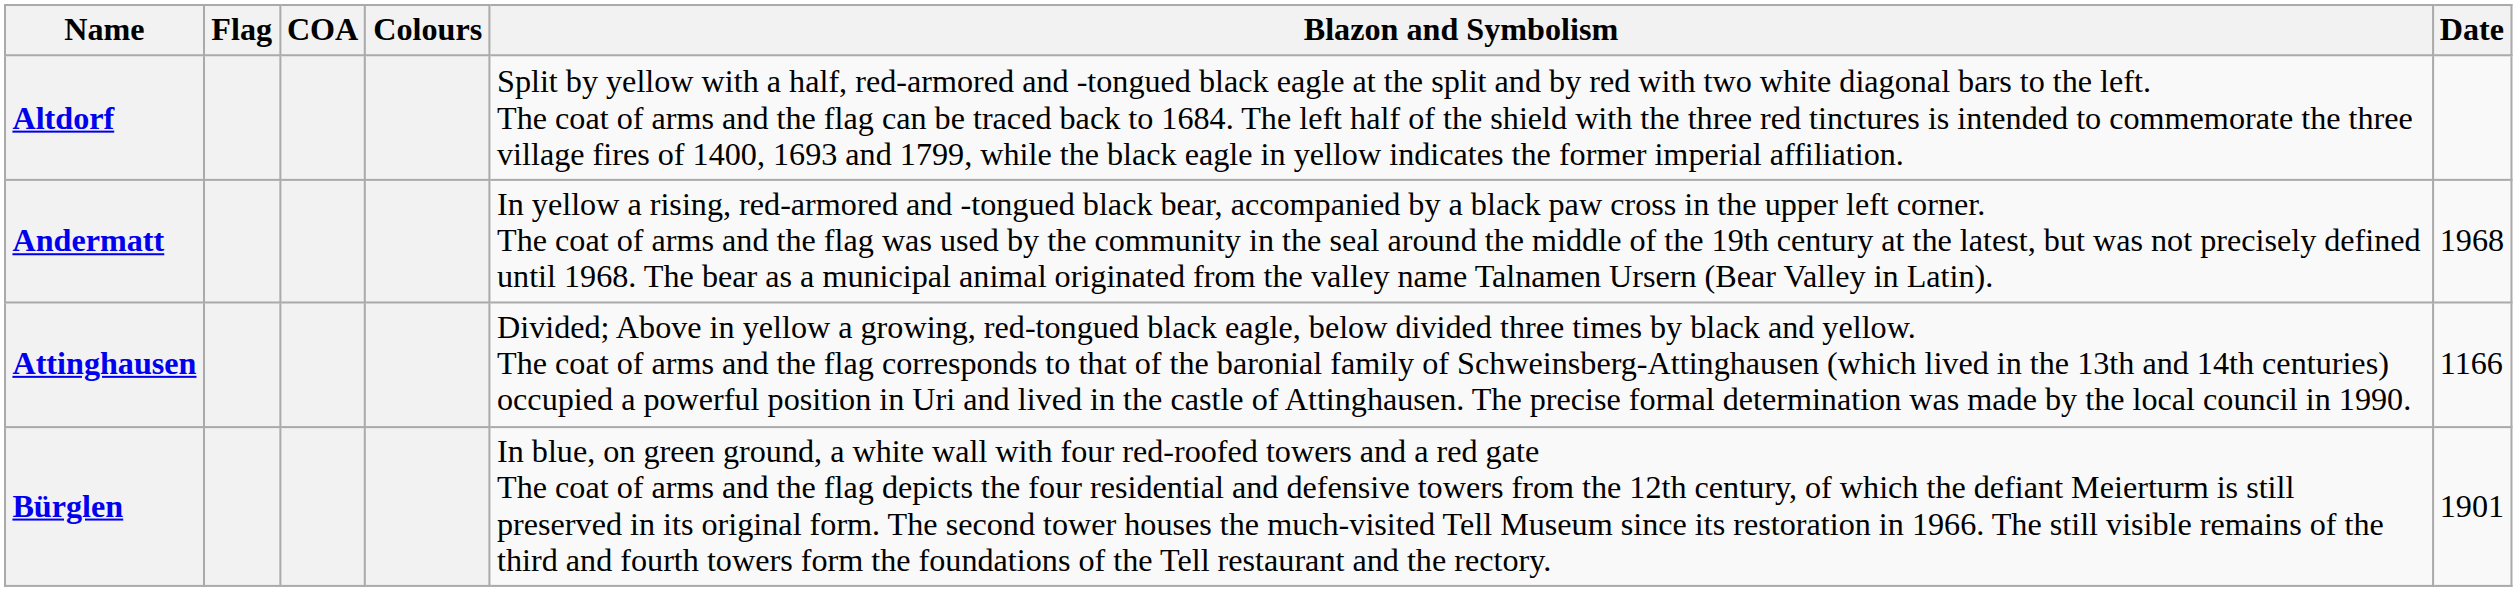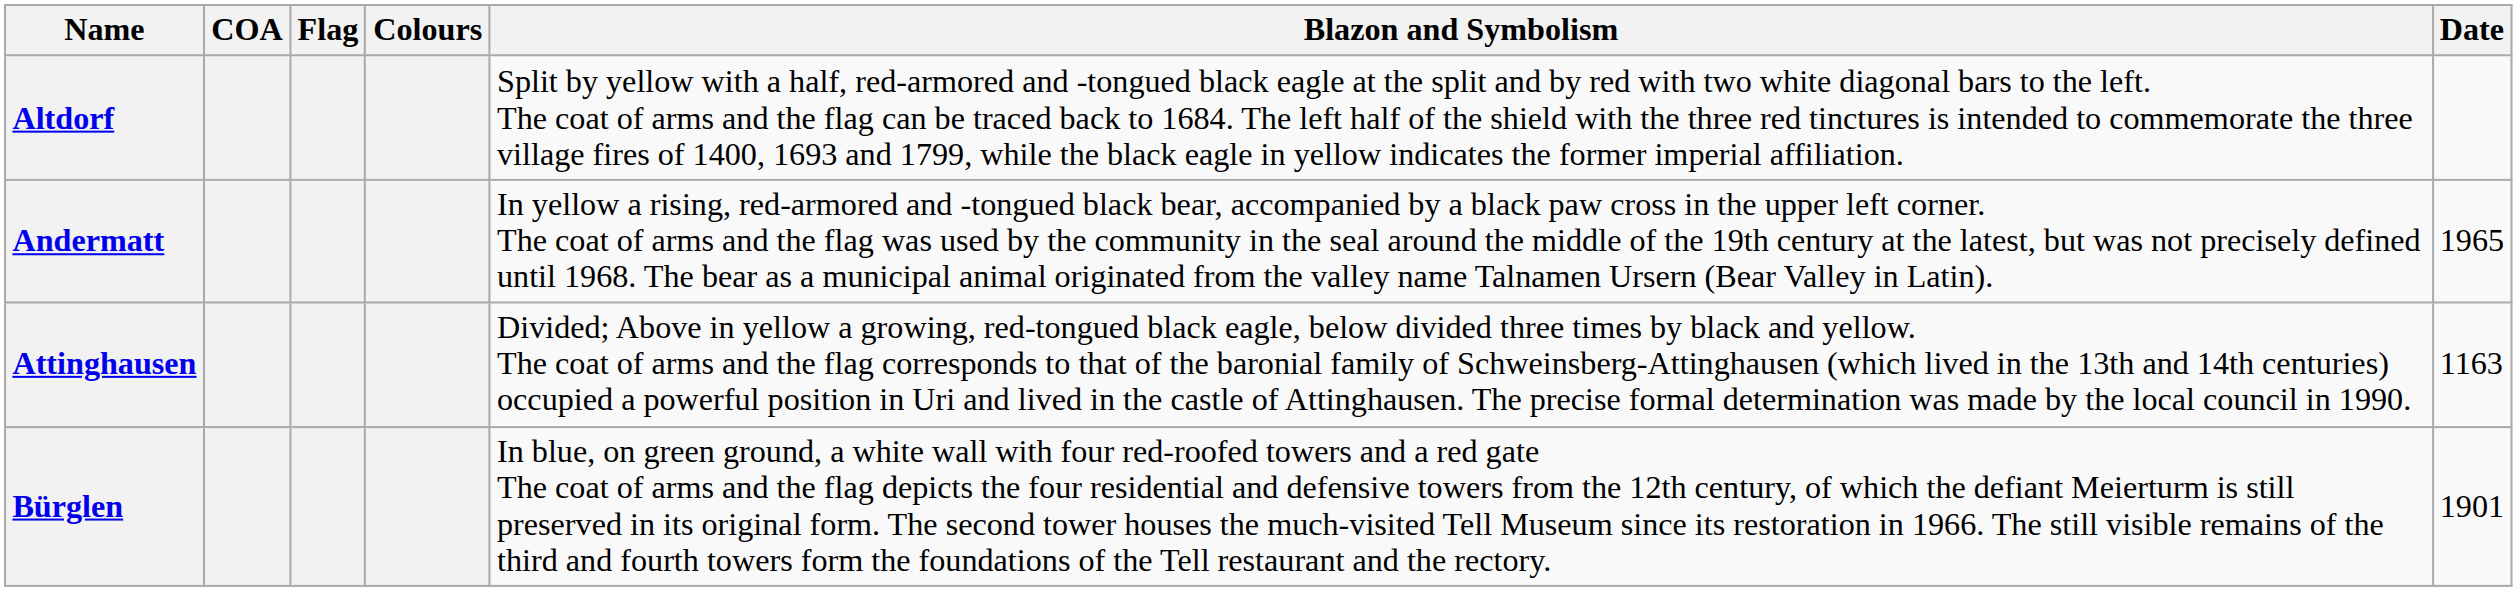columns swapped: (323, 30) <-> (242, 30)
(2472, 240) 1968 -> (2472, 240) 1965
(2471, 363) 1166 -> (2471, 363) 1163
